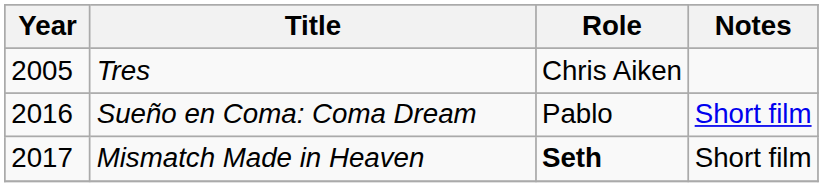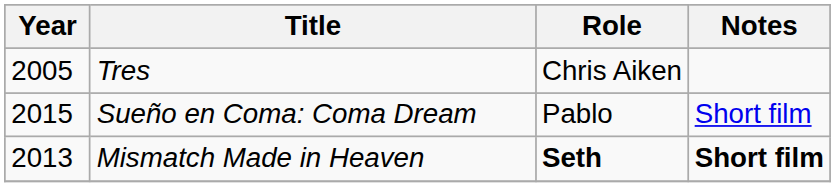(42, 114) 2016 -> (42, 114) 2015
(42, 158) 2017 -> (42, 158) 2013
(753, 158) normal -> (759, 158) bold
